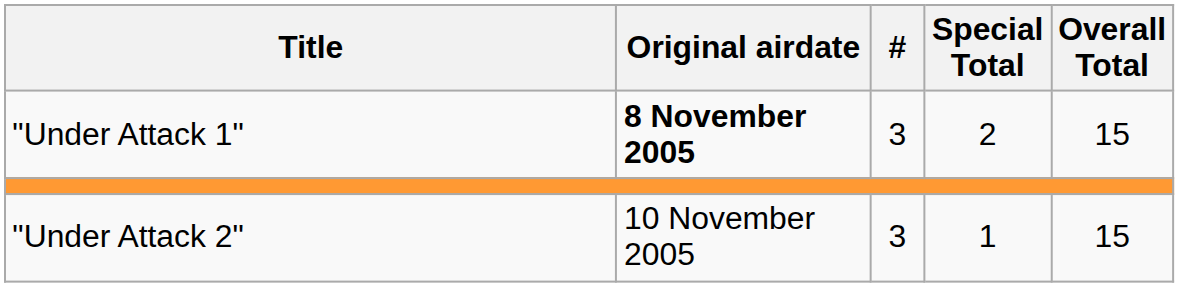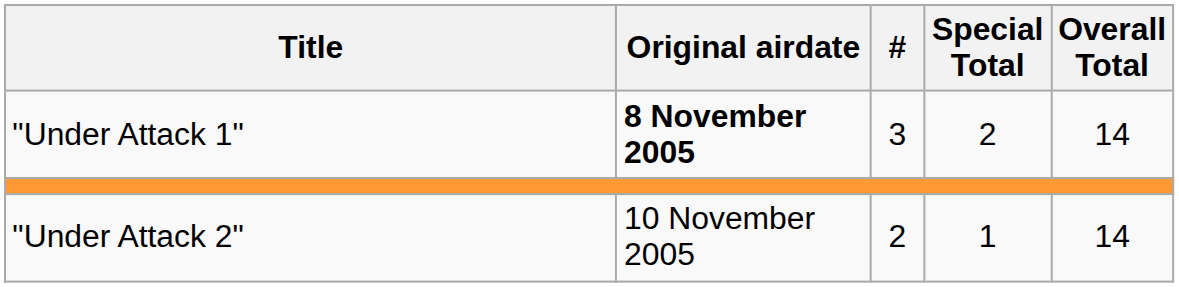(1112, 133) 15 -> (1112, 133) 14
(897, 236) 3 -> (897, 236) 2
(1112, 236) 15 -> (1112, 236) 14
